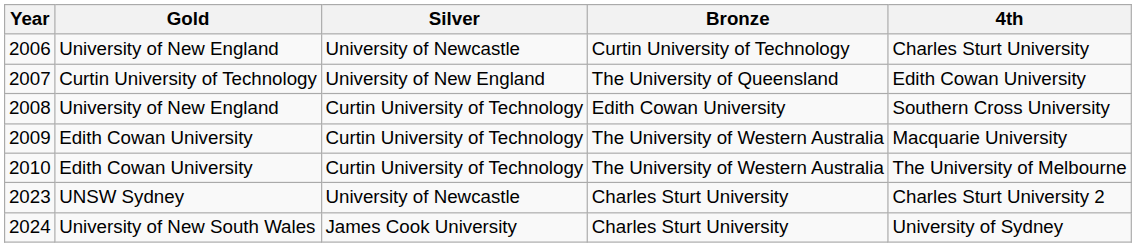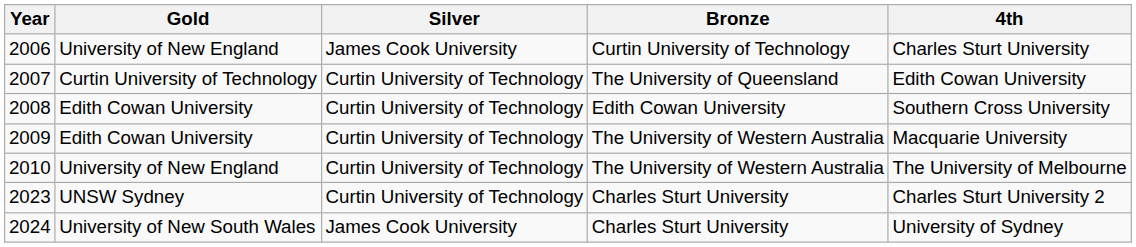(423, 49) University of Newcastle -> (421, 49) James Cook University
(435, 78) University of New England -> (454, 78) Curtin University of Technology
(169, 108) University of New England -> (156, 108) Edith Cowan University
(156, 167) Edith Cowan University -> (169, 167) University of New England
(423, 197) University of Newcastle -> (454, 197) Curtin University of Technology
